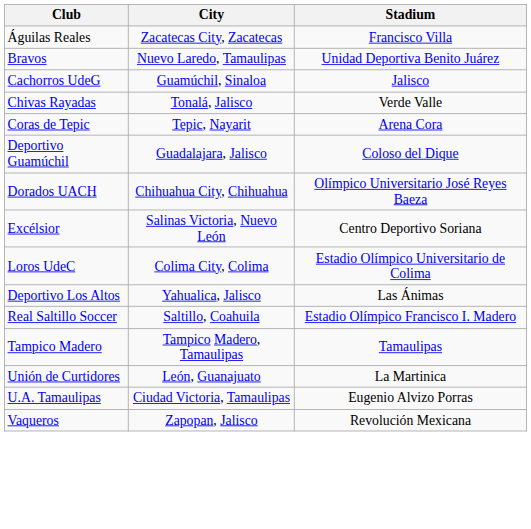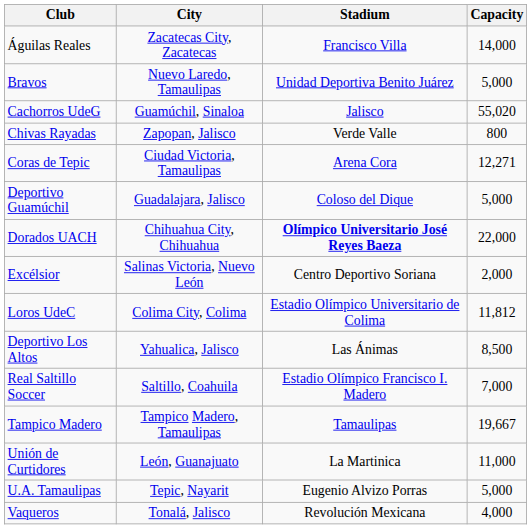+ column: (497, 15)
(211, 102) Tonalá, Jalisco -> (189, 133) Zapopan, Jalisco
(211, 124) Tepic, Nayarit -> (189, 163) Ciudad Victoria, Tamaulipas
(410, 191) normal -> (365, 237) bold
(211, 398) Ciudad Victoria, Tamaulipas -> (189, 491) Tepic, Nayarit
(211, 420) Zapopan, Jalisco -> (189, 513) Tonalá, Jalisco
